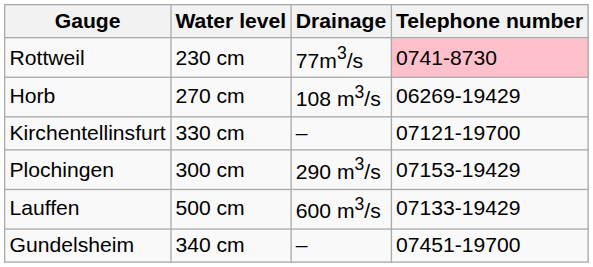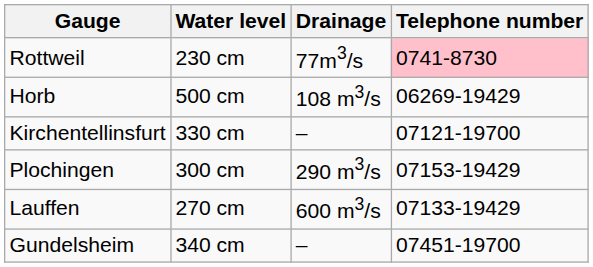(210, 96) 270 cm -> (210, 96) 500 cm
(210, 208) 500 cm -> (210, 208) 270 cm
